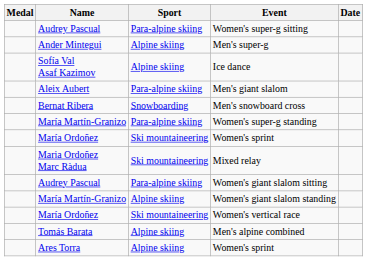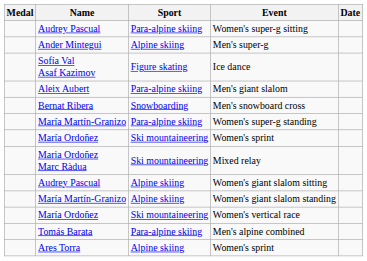(157, 67) Alpine skiing -> (159, 67) Figure skating
(166, 182) Para-alpine skiing -> (157, 182) Alpine skiing
(157, 231) Alpine skiing -> (166, 231) Para-alpine skiing
